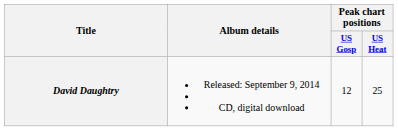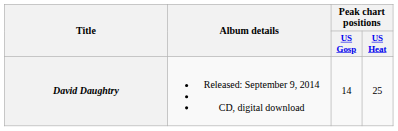(346, 91) 12 -> (346, 91) 14
